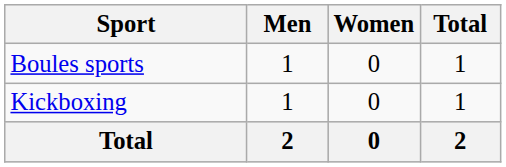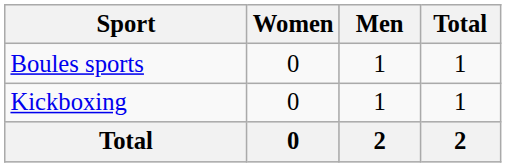columns swapped: (287, 24) <-> (374, 24)
